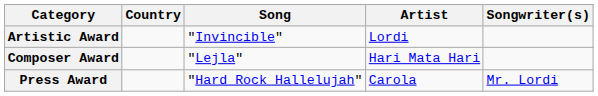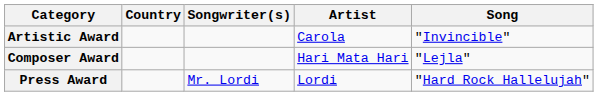columns swapped: (275, 15) <-> (538, 15)
(389, 37) Lordi -> (321, 37) Carola
(393, 80) Carola -> (317, 80) Lordi
